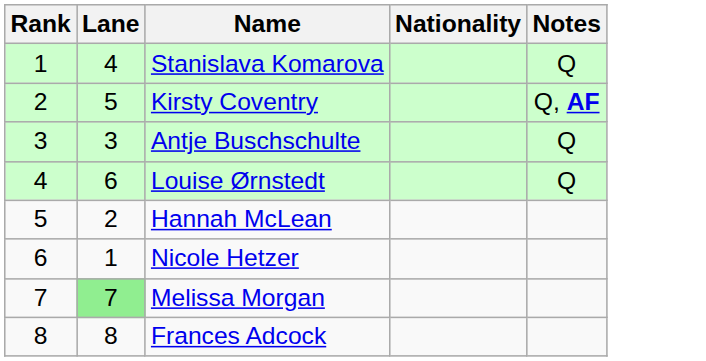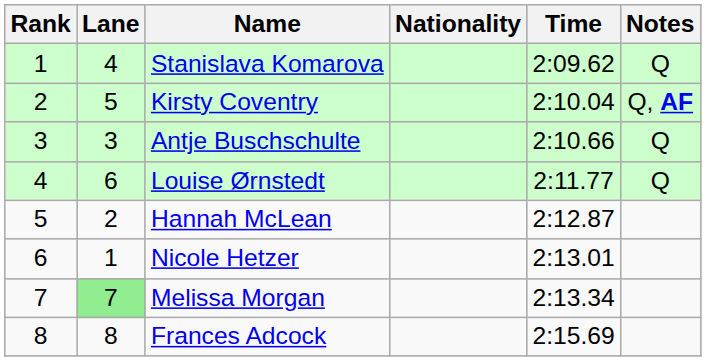+ column: (574, 24)
